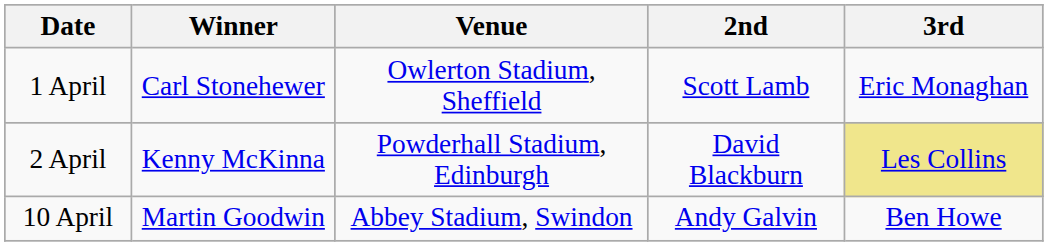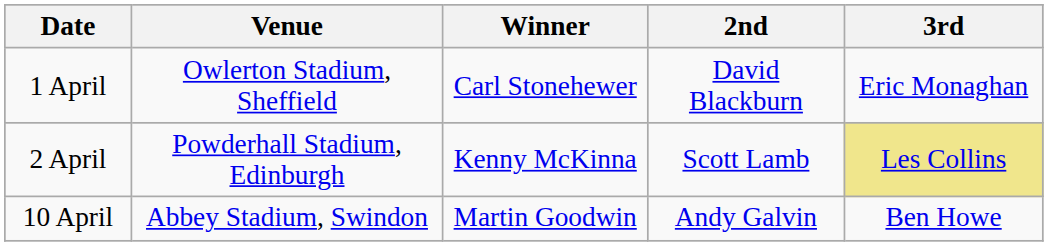columns swapped: (492, 26) <-> (233, 26)
(746, 84) Scott Lamb -> (746, 84) David Blackburn
(746, 159) David Blackburn -> (746, 159) Scott Lamb
